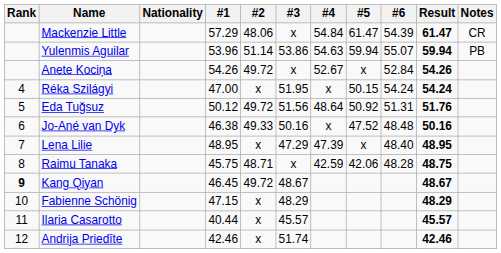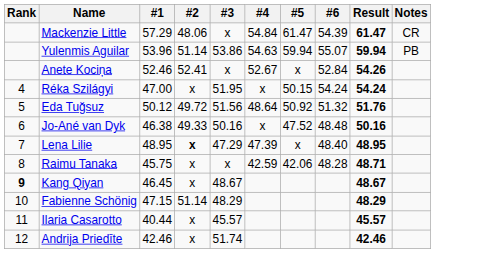- column: (173, 13)
(223, 70) 54.26 -> (157, 70) 52.46
(258, 70) 49.72 -> (192, 70) 52.41
(399, 107) 51.31 -> (333, 107) 51.32
(258, 145) normal -> (192, 145) bold
(258, 164) 48.71 -> (192, 164) x
(437, 164) 48.75 -> (371, 164) 48.71
(258, 182) 49.72 -> (192, 182) x
(258, 201) x -> (192, 201) 51.14
